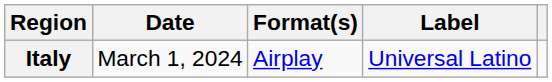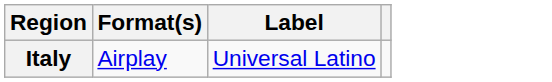- column: (170, 22)
